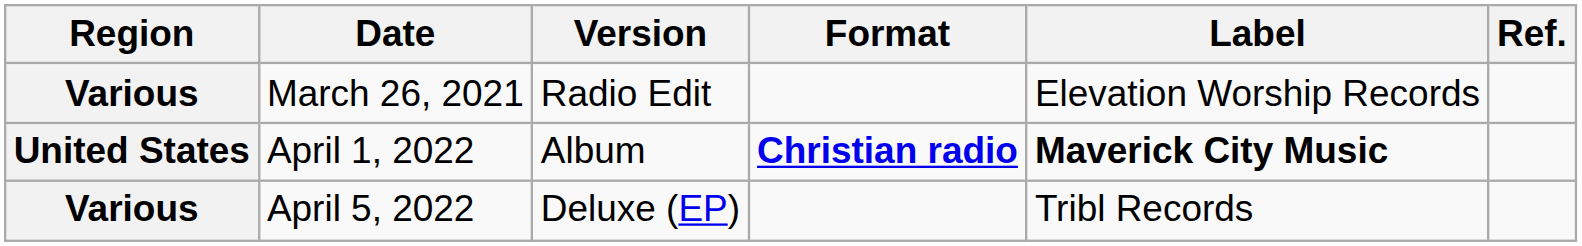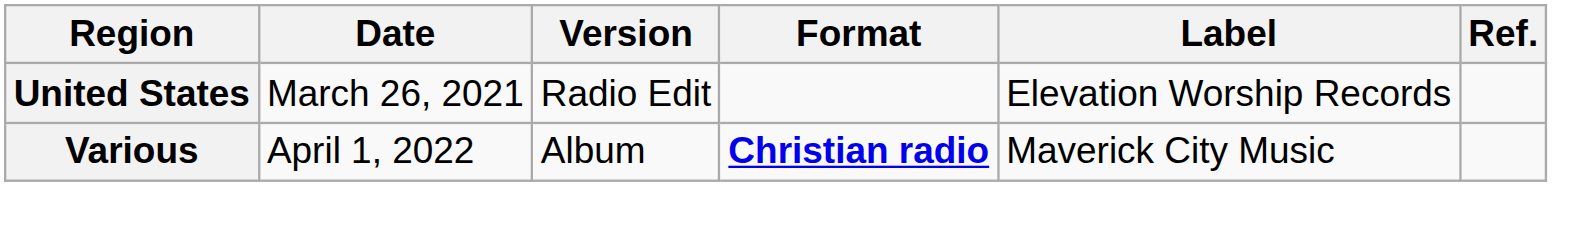(132, 92) Various -> (132, 92) United States
(132, 151) United States -> (132, 151) Various
(1212, 151) bold -> (1170, 151) normal
- row: (371, 209)
